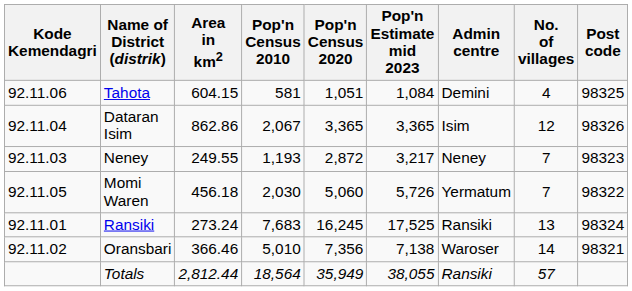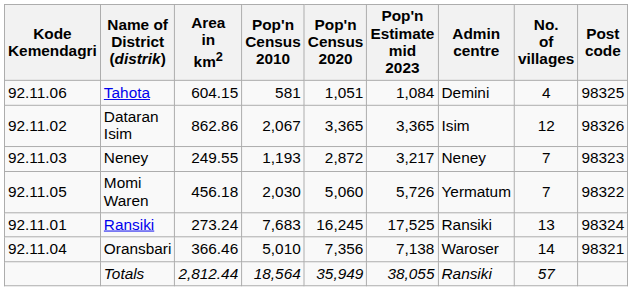(37, 125) 92.11.04 -> (37, 125) 92.11.02
(37, 249) 92.11.02 -> (37, 249) 92.11.04
